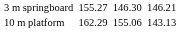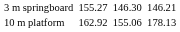(93, 22) 162.29 -> (93, 22) 162.92
(162, 22) 143.13 -> (162, 22) 178.13
